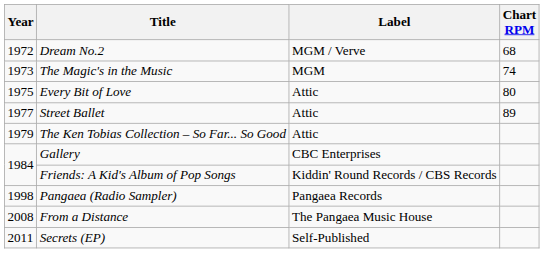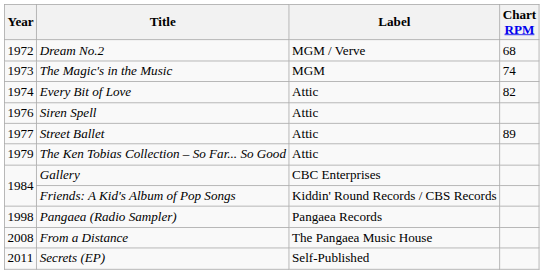(21, 92) 1975 -> (21, 92) 1974
(509, 92) 80 -> (509, 92) 82
+ row: (68, 112)
